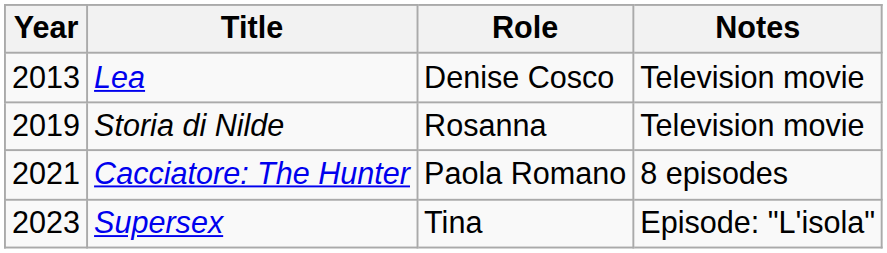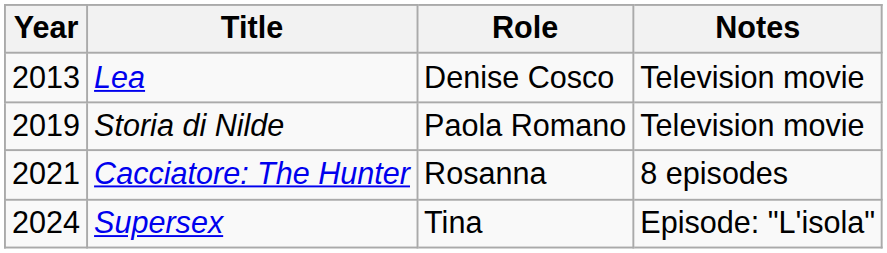(485, 125) Rosanna -> (525, 125) Paola Romano
(525, 174) Paola Romano -> (485, 174) Rosanna
(46, 222) 2023 -> (46, 222) 2024
